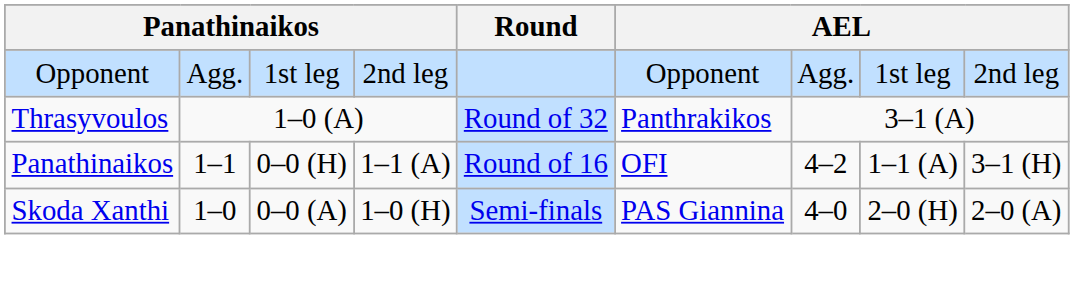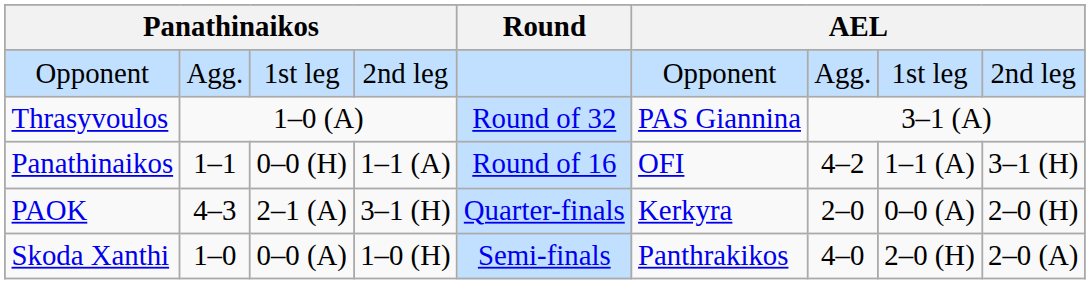(696, 118) Panthrakikos -> (720, 118) PAS Giannina
+ row: (49, 210)
(703, 210) PAS Giannina -> (713, 255) Panthrakikos
